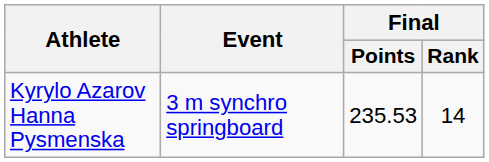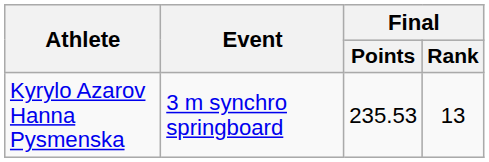(453, 115) 14 -> (453, 115) 13
